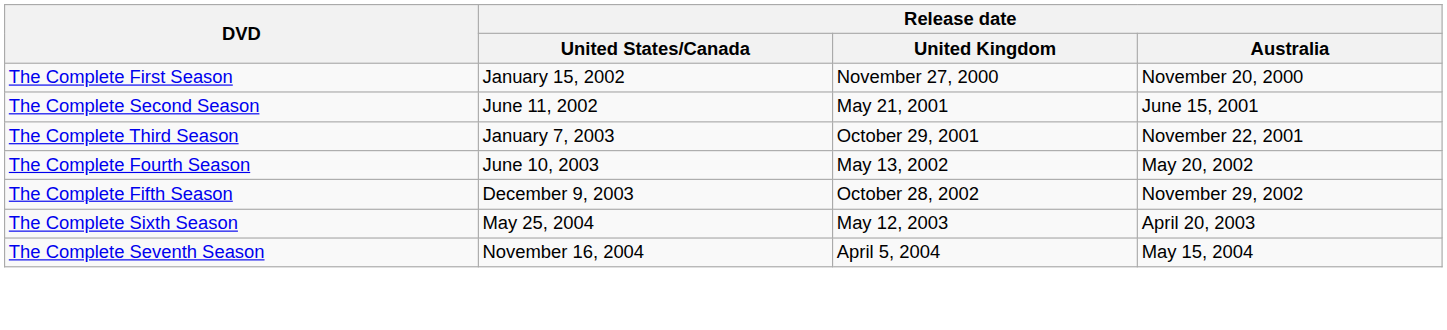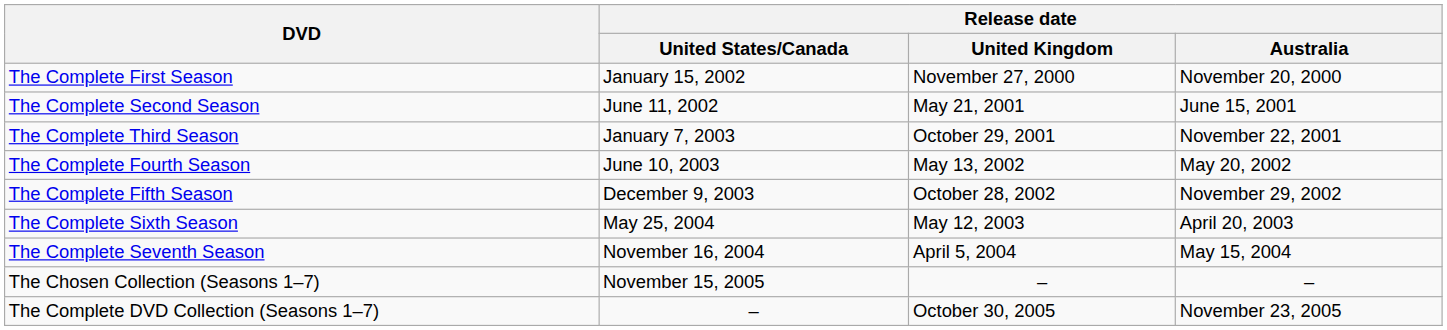+ row: (164, 281)
+ row: (194, 310)
